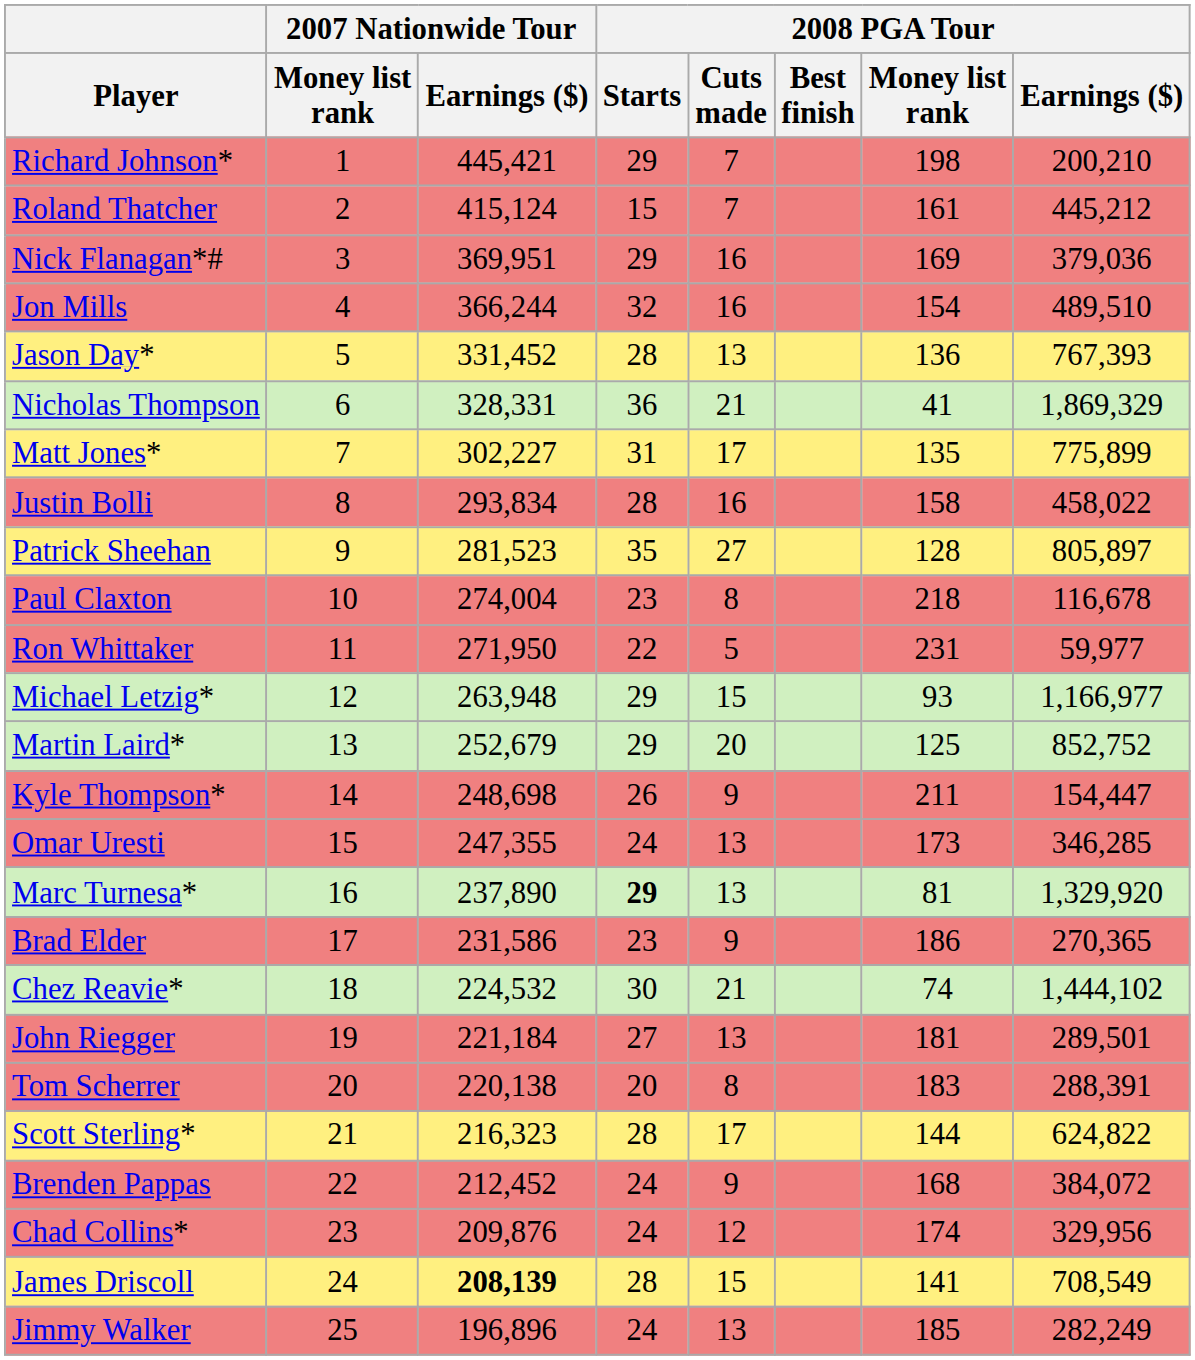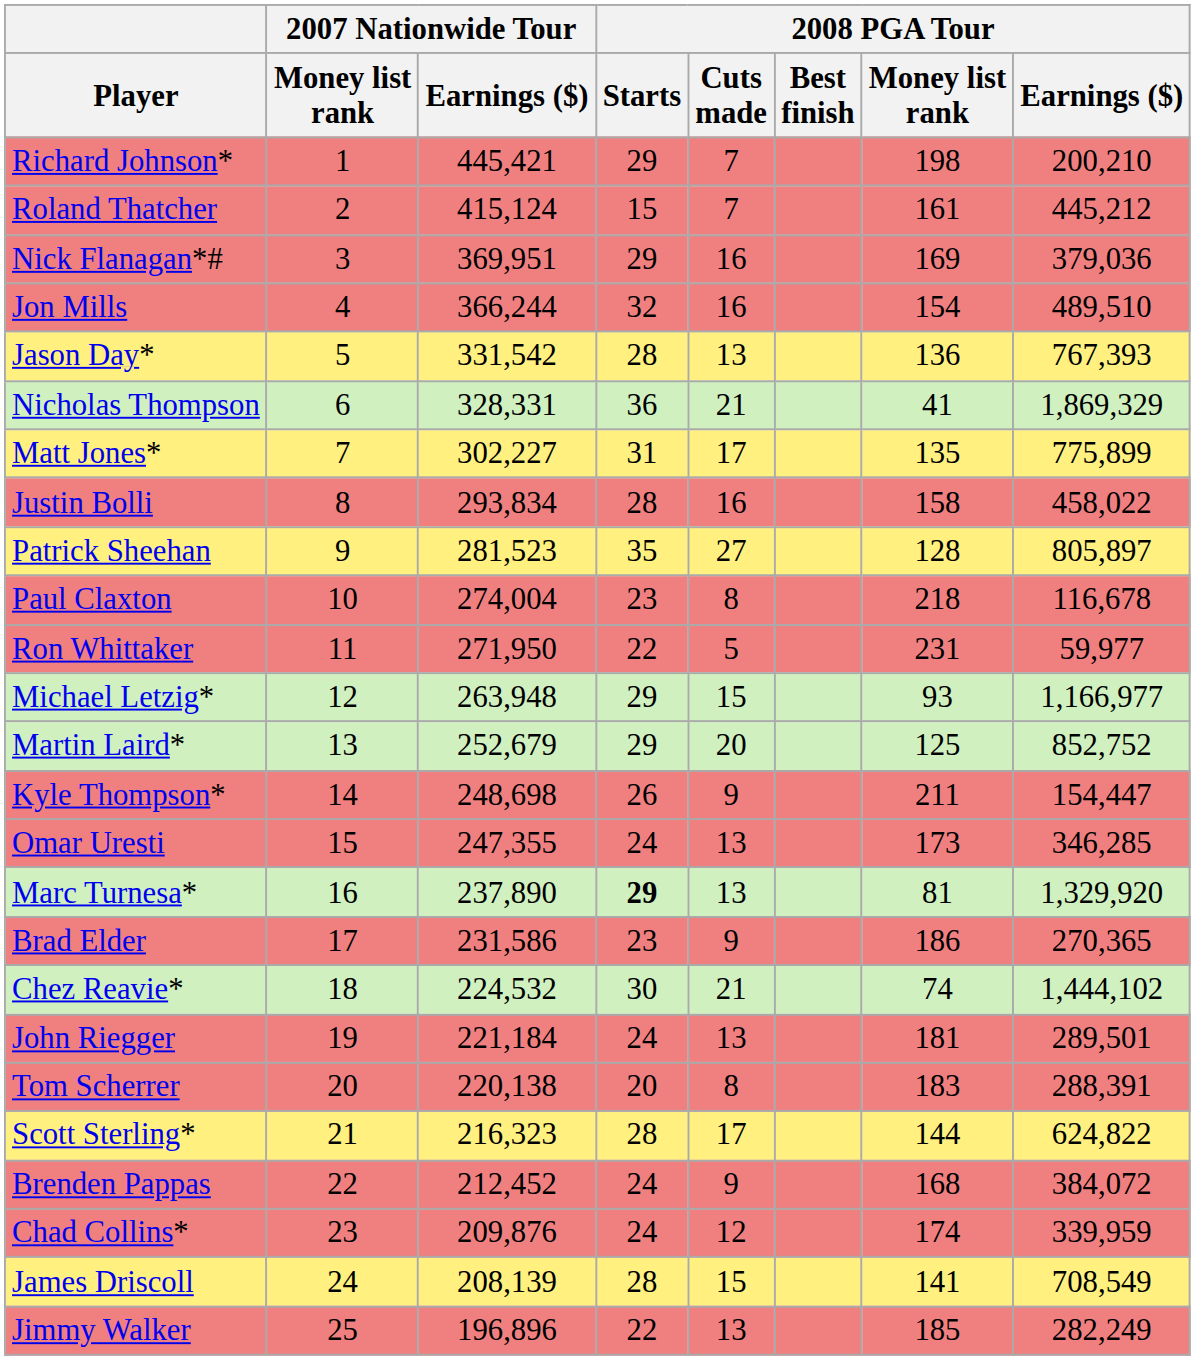(507, 355) 331,452 -> (507, 355) 331,542
(642, 1037) 27 -> (642, 1037) 24
(1102, 1232) 329,956 -> (1102, 1232) 339,959
(507, 1281) bold -> (507, 1281) normal
(642, 1330) 24 -> (642, 1330) 22
